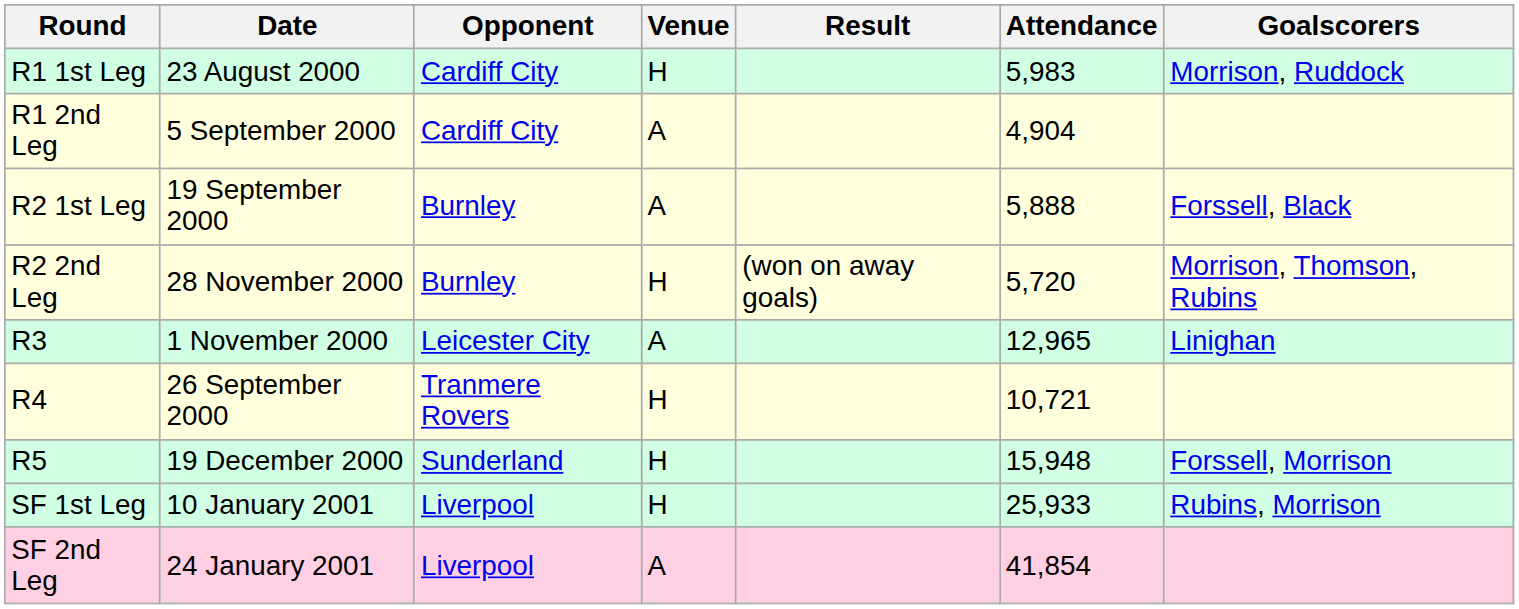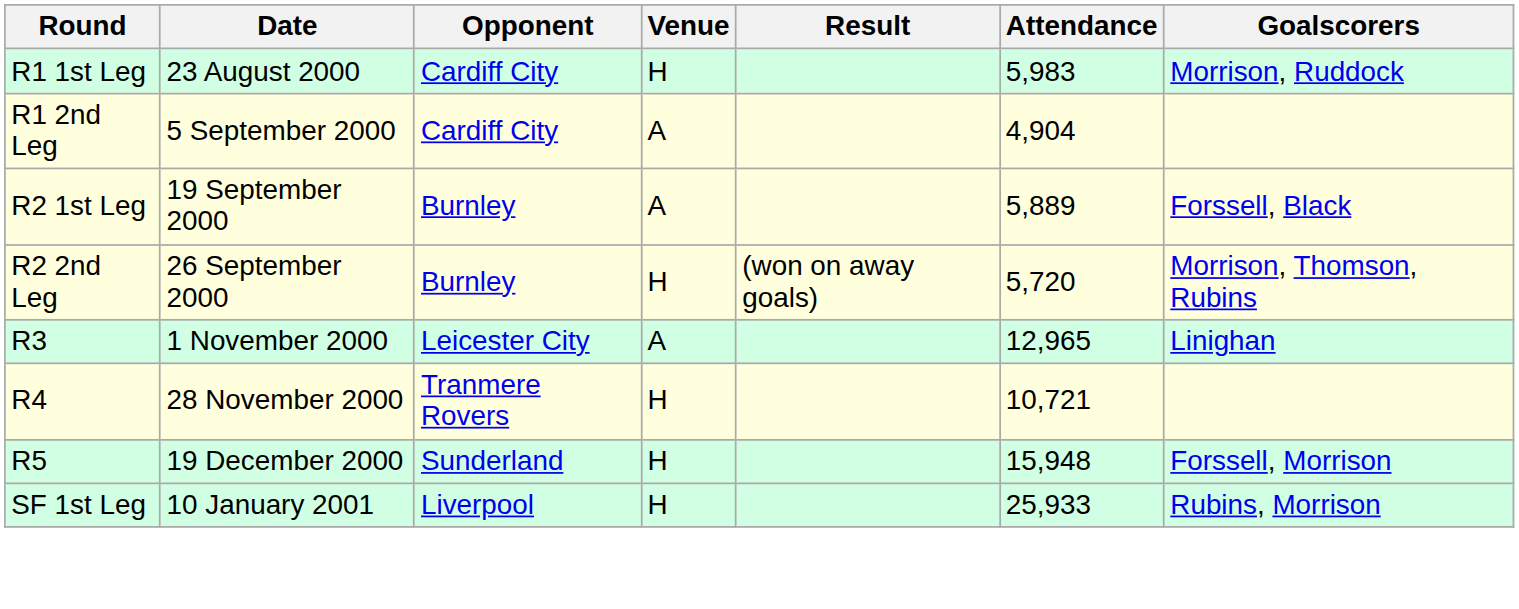(1041, 206) 5,888 -> (1041, 206) 5,889
(285, 281) 28 November 2000 -> (254, 281) 26 September 2000
(254, 401) 26 September 2000 -> (285, 401) 28 November 2000
- row: (56, 564)
